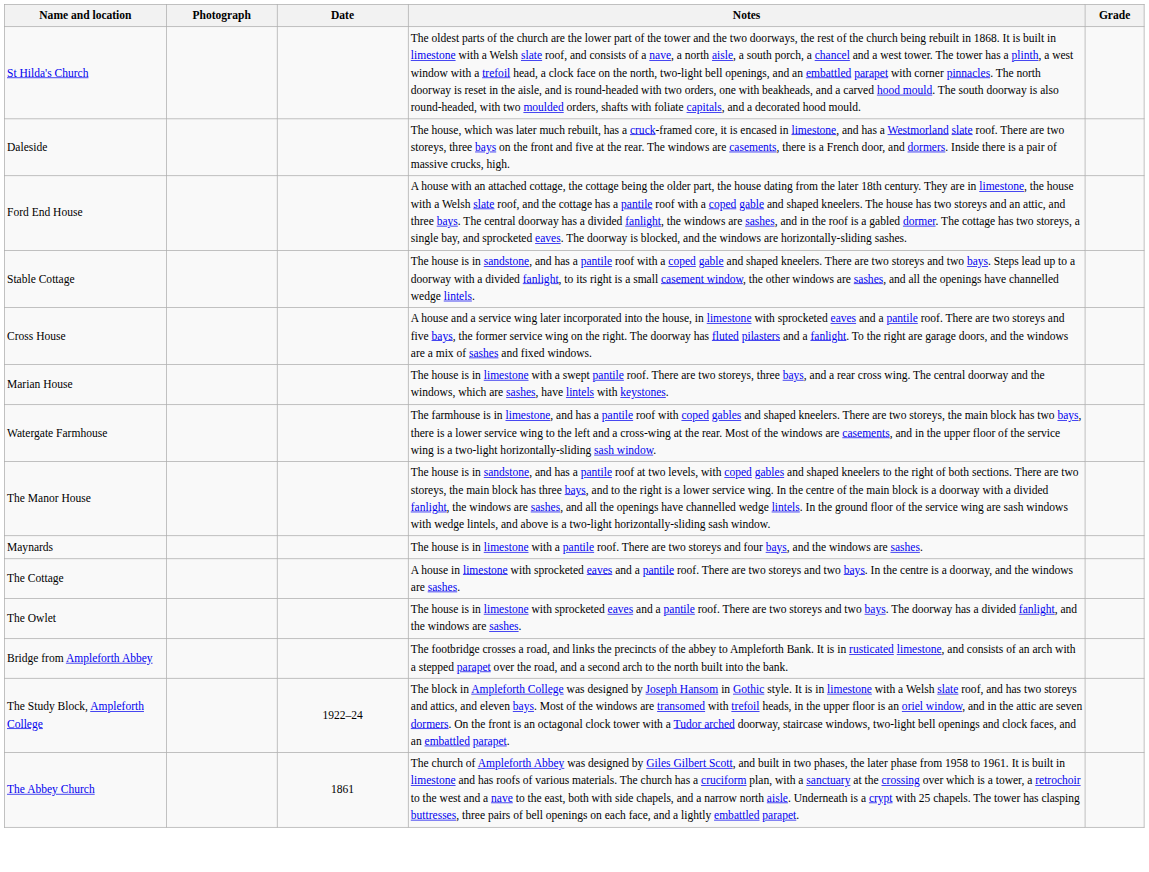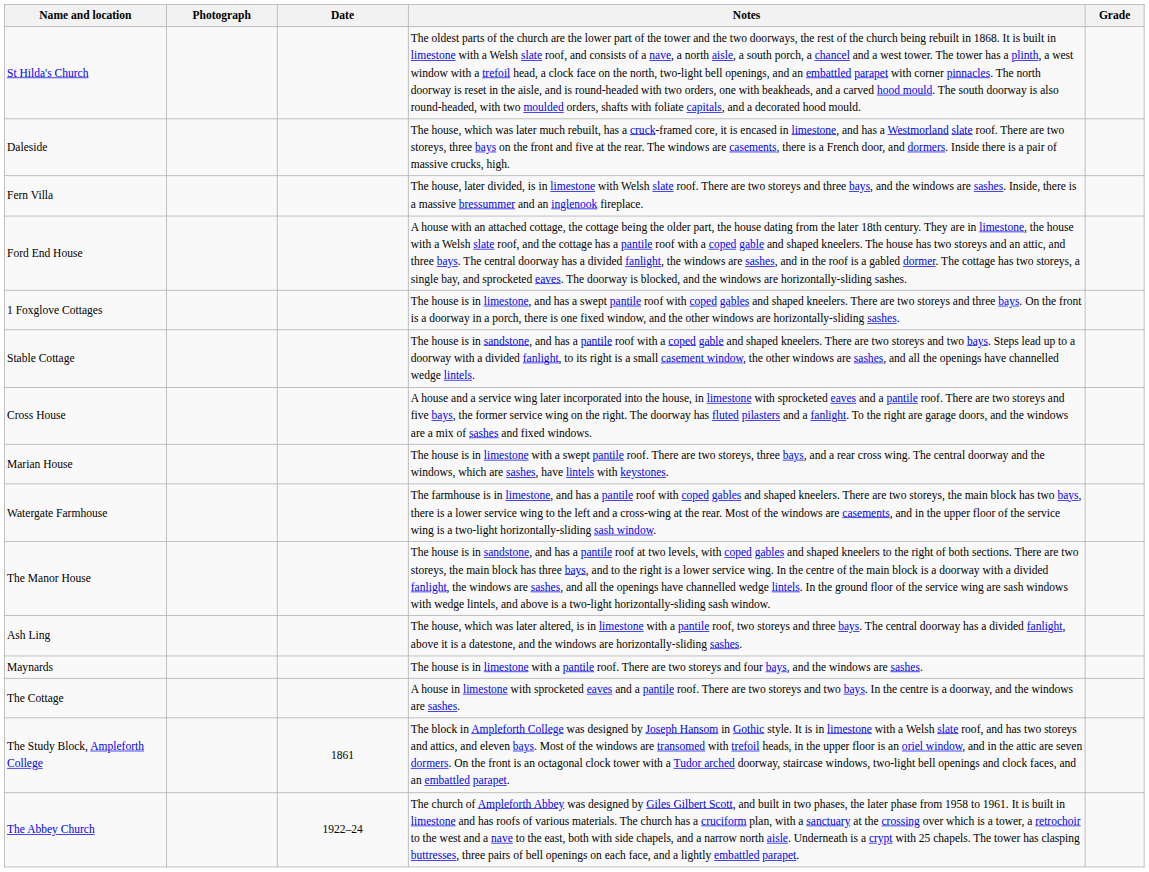+ row: (30, 195)
+ row: (55, 310)
+ row: (29, 635)
- row: (31, 618)
- row: (80, 658)
(343, 715) 1922–24 -> (343, 755) 1861
(343, 789) 1861 -> (343, 829) 1922–24
